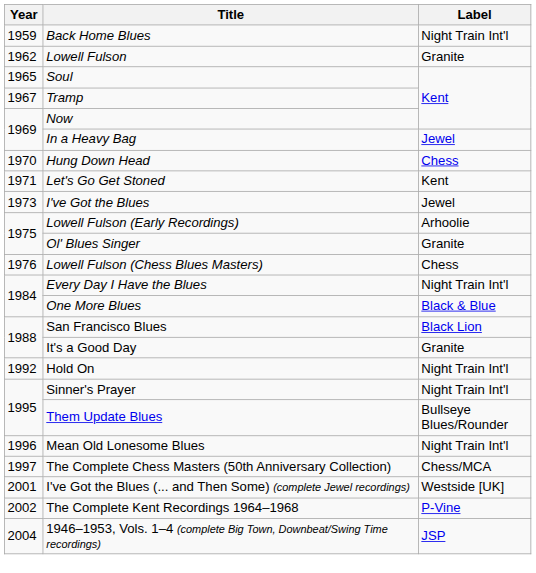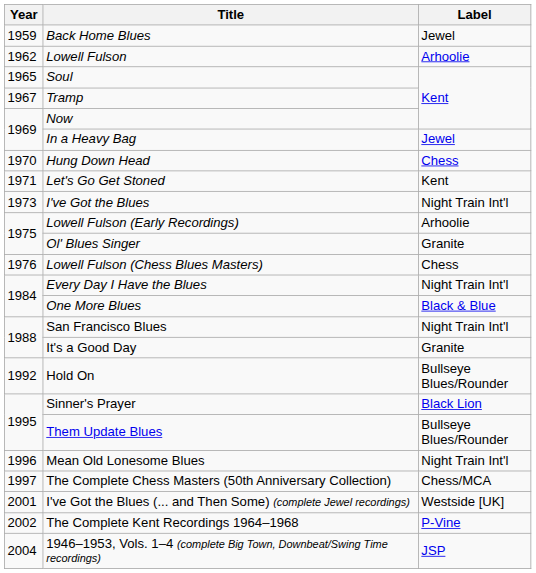(465, 35) Night Train Int'l -> (438, 35) Jewel
(443, 56) Granite -> (445, 56) Arhoolie
(438, 202) Jewel -> (465, 202) Night Train Int'l
(452, 327) Black Lion -> (465, 327) Night Train Int'l
(465, 368) Night Train Int'l -> (465, 376) Bullseye Blues/Rounder
(465, 389) Night Train Int'l -> (452, 404) Black Lion
